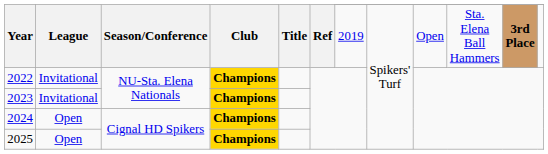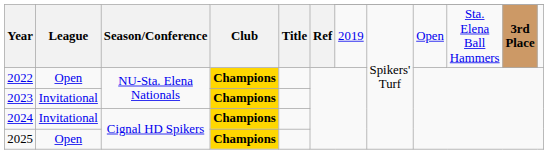(68, 78) Invitational -> (68, 78) Open
(68, 118) Open -> (68, 118) Invitational
